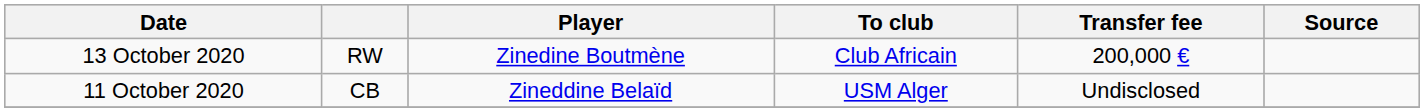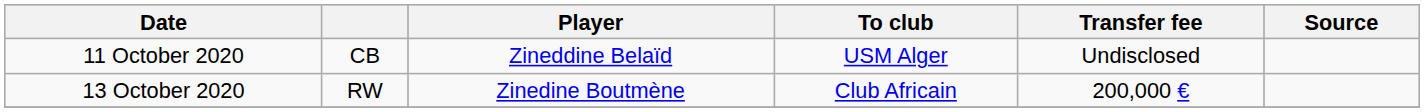rows swapped: (164, 90) <-> (164, 56)
